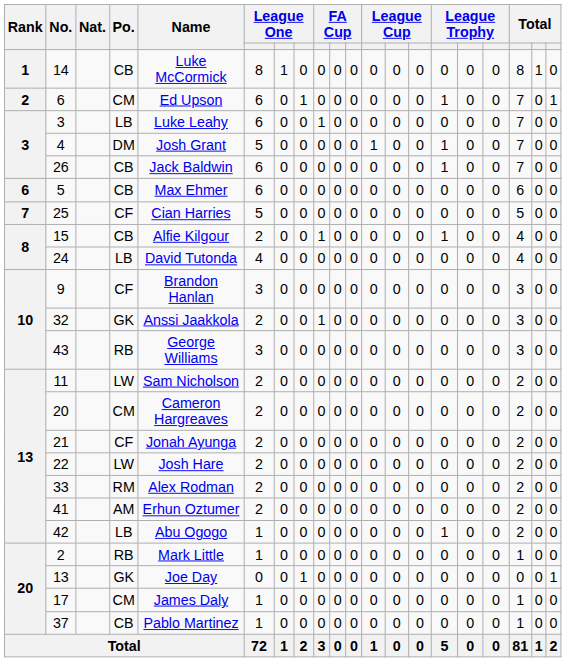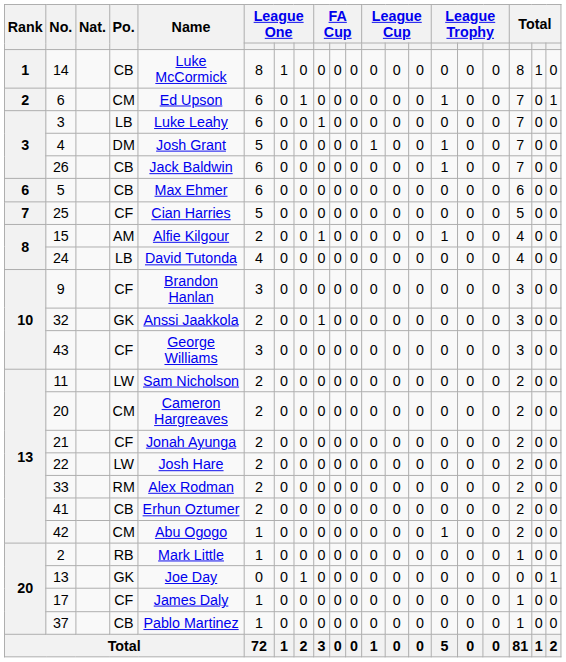(124, 236) CB -> (124, 236) AM
(124, 350) RB -> (124, 350) CF
(124, 510) AM -> (124, 510) CB
(124, 532) LB -> (124, 532) CM
(124, 600) CM -> (124, 600) CF
